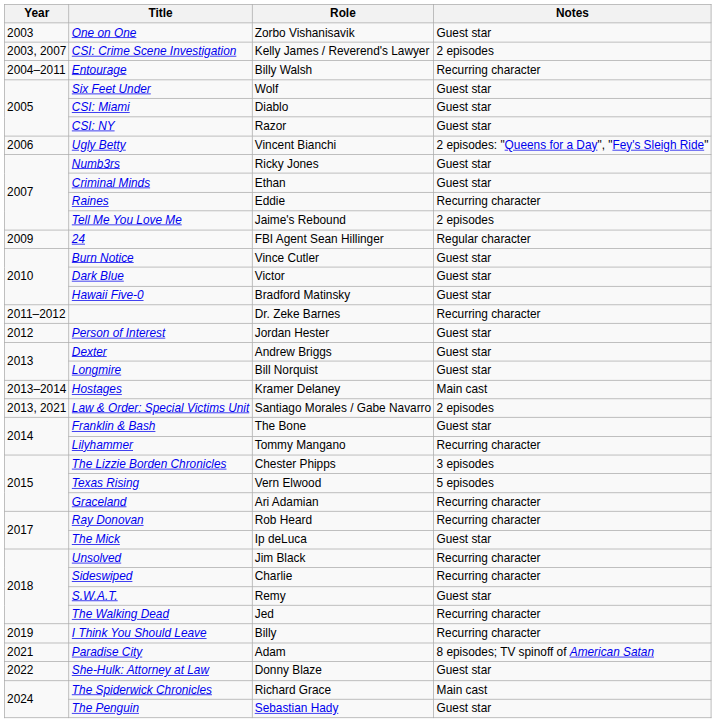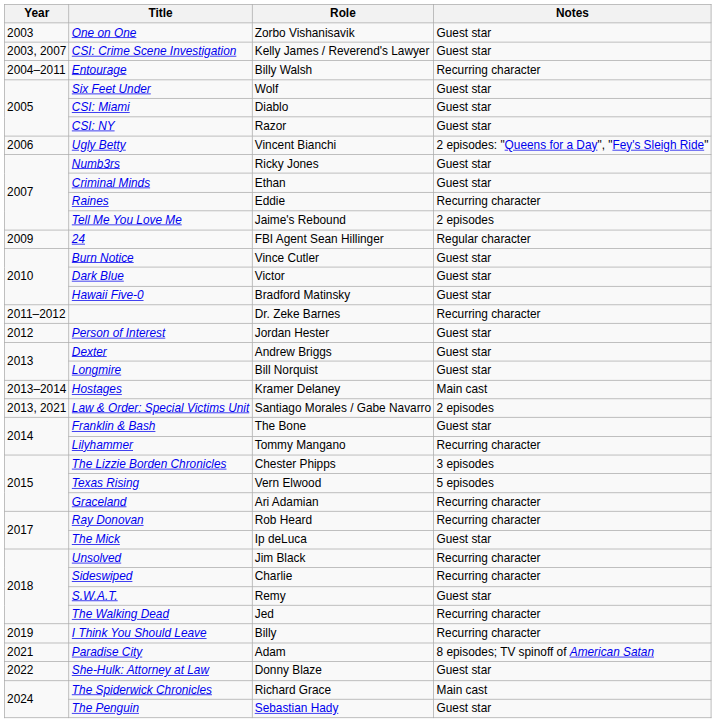(465, 51) 2 episodes -> (464, 51) Guest star
